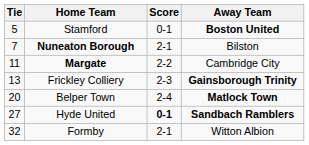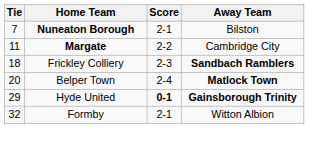- row: (86, 30)
(14, 81) 13 -> (14, 64) 18
(243, 81) Gainsborough Trinity -> (243, 64) Sandbach Ramblers
(14, 115) 27 -> (14, 98) 29
(243, 115) Sandbach Ramblers -> (243, 98) Gainsborough Trinity
